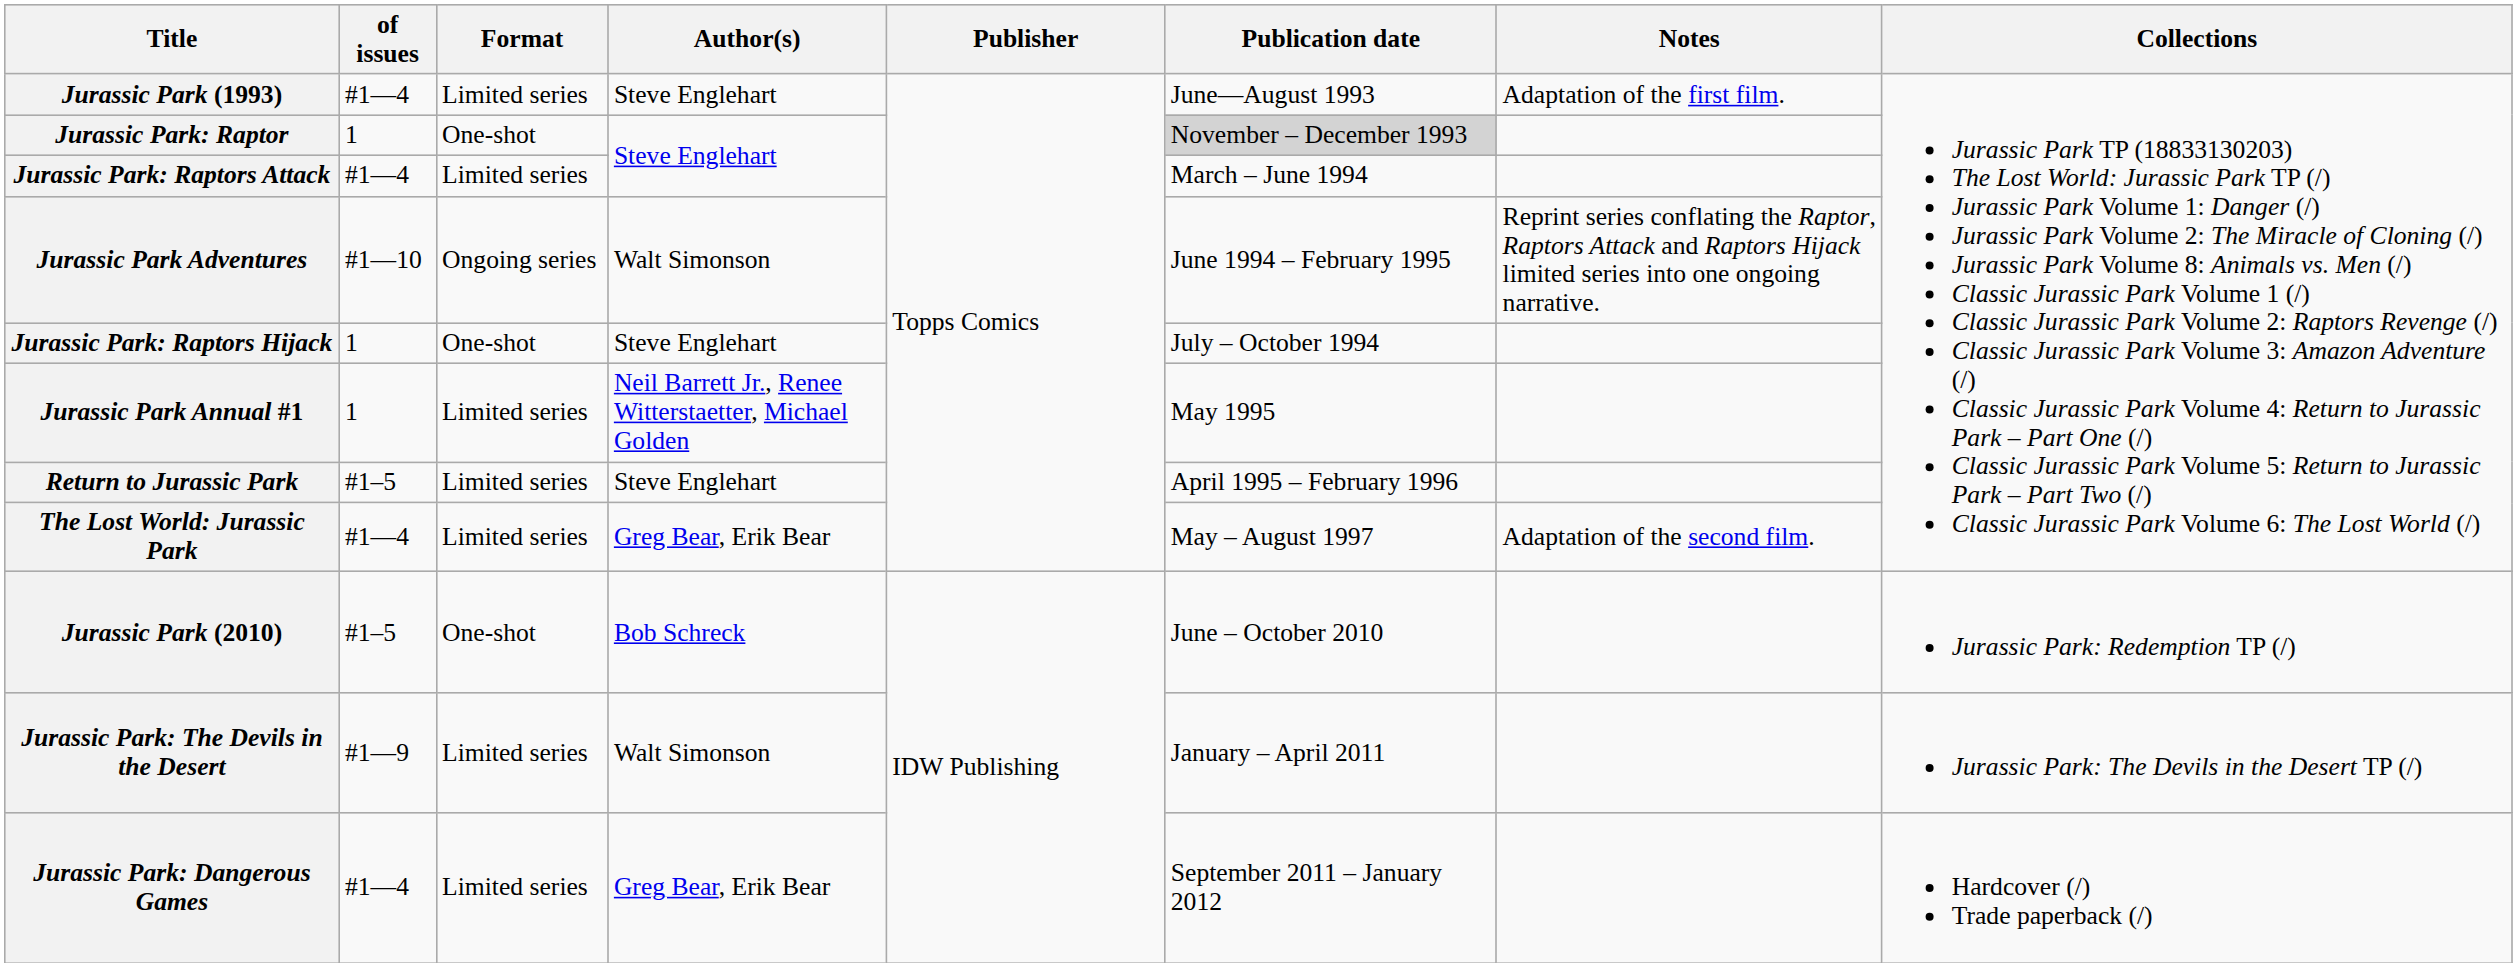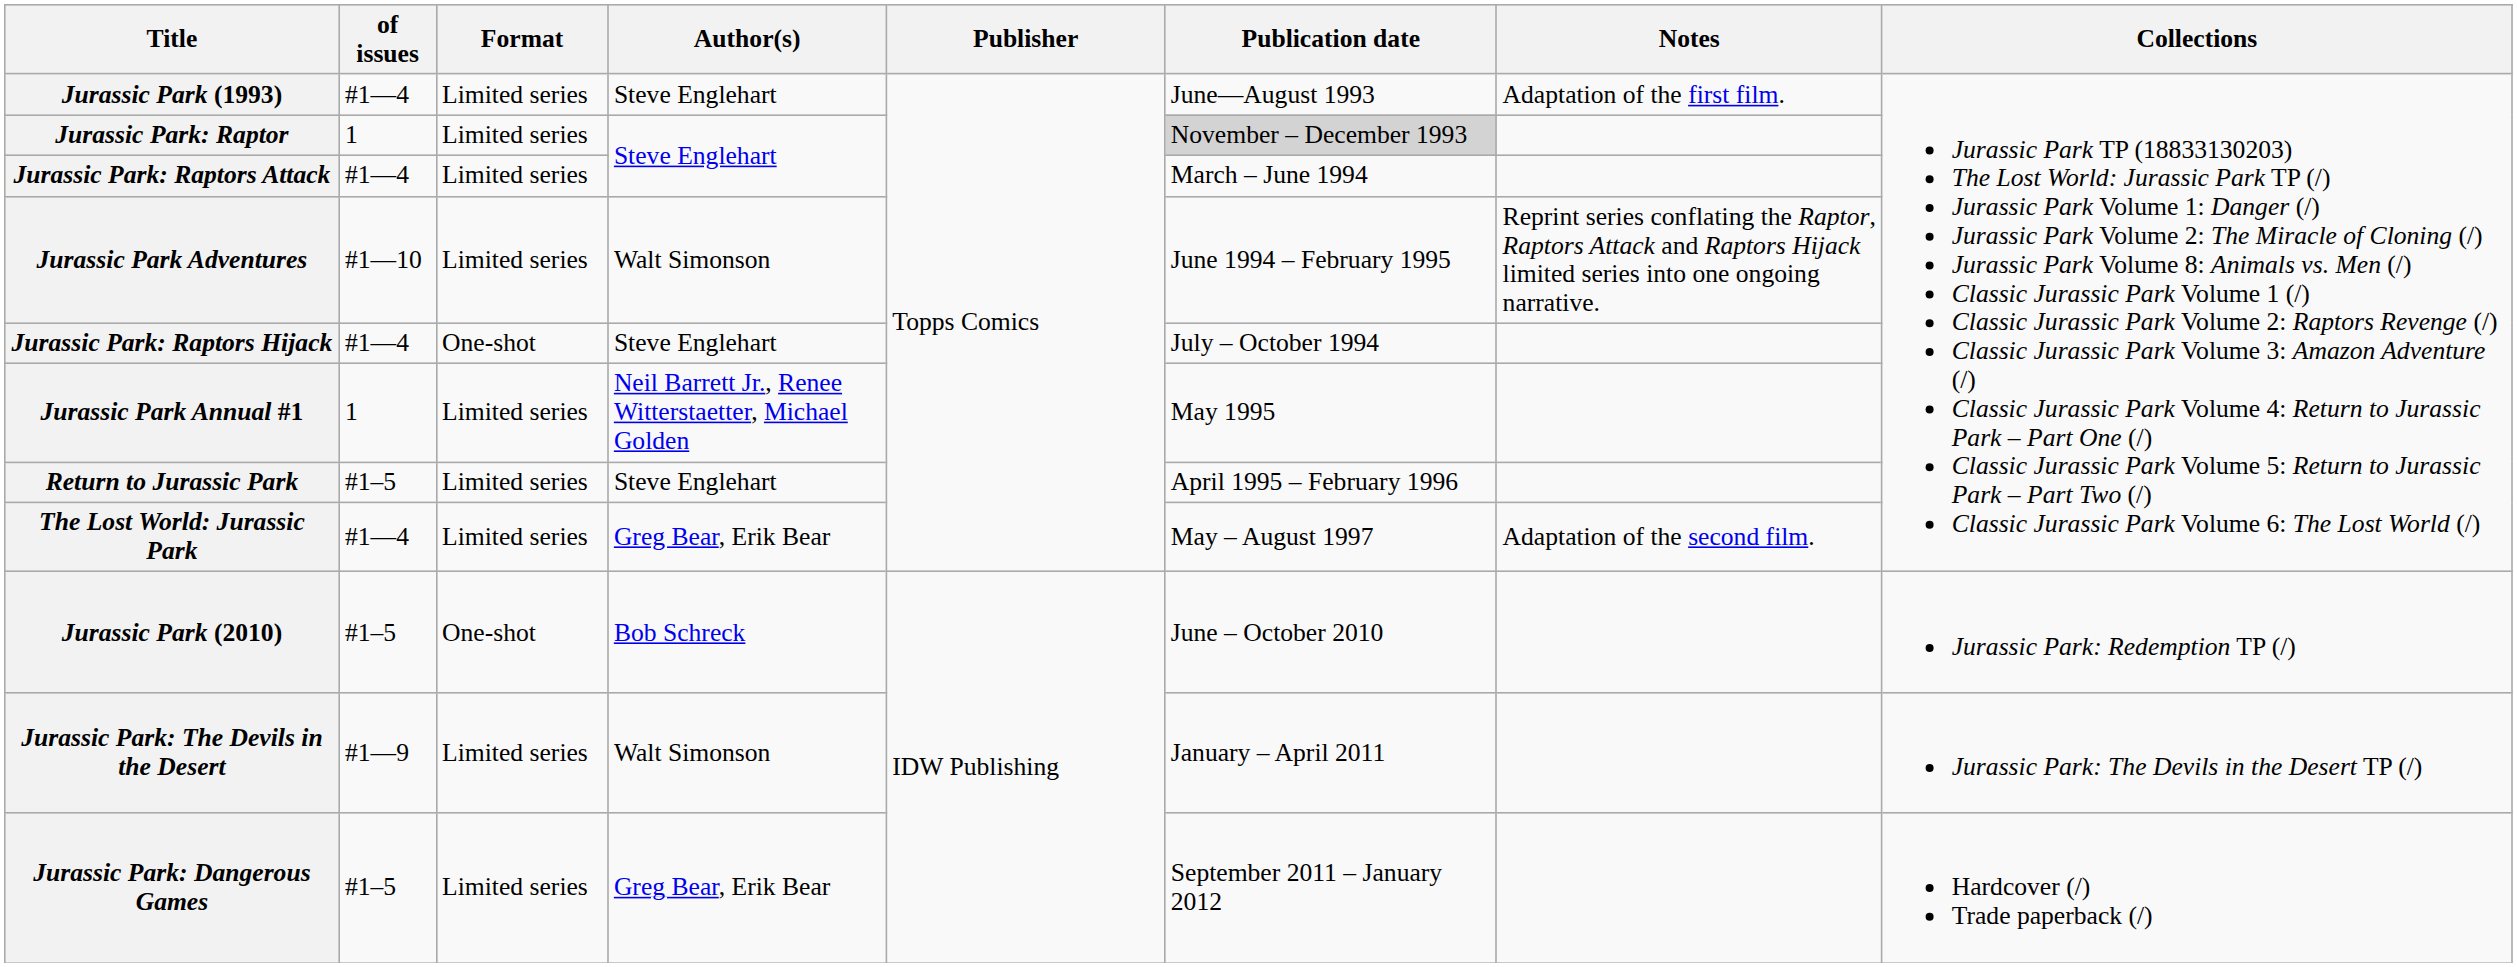(489, 134) One-shot -> (515, 134) Limited series
(519, 259) Ongoing series -> (515, 259) Limited series
(351, 342) 1 -> (377, 342) #1—4
(377, 887) #1—4 -> (371, 887) #1–5
